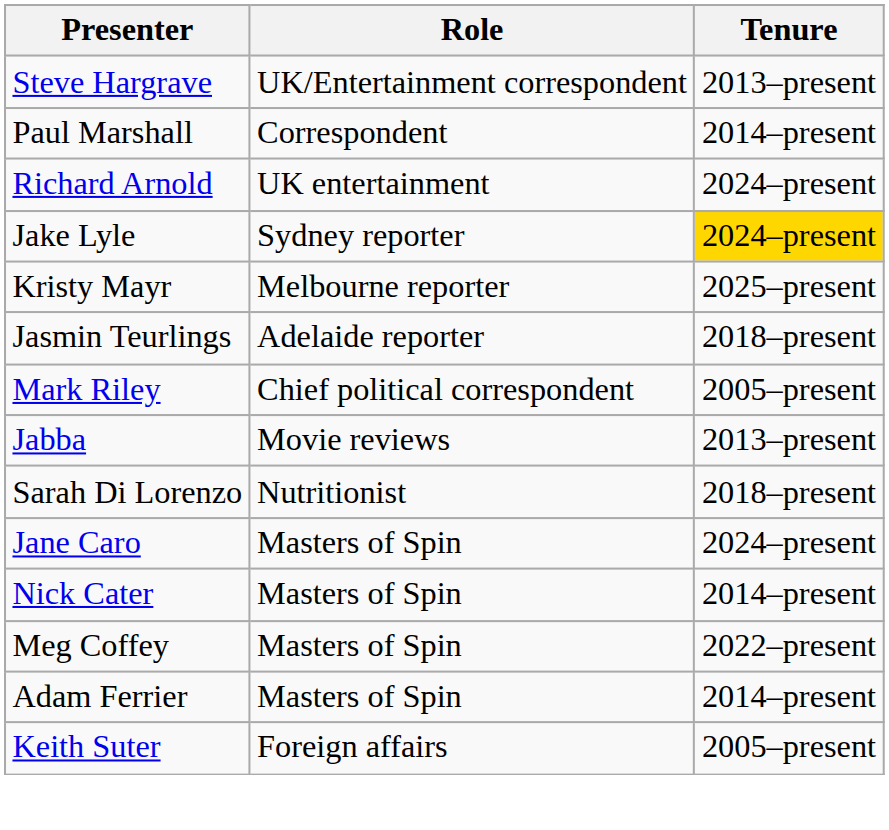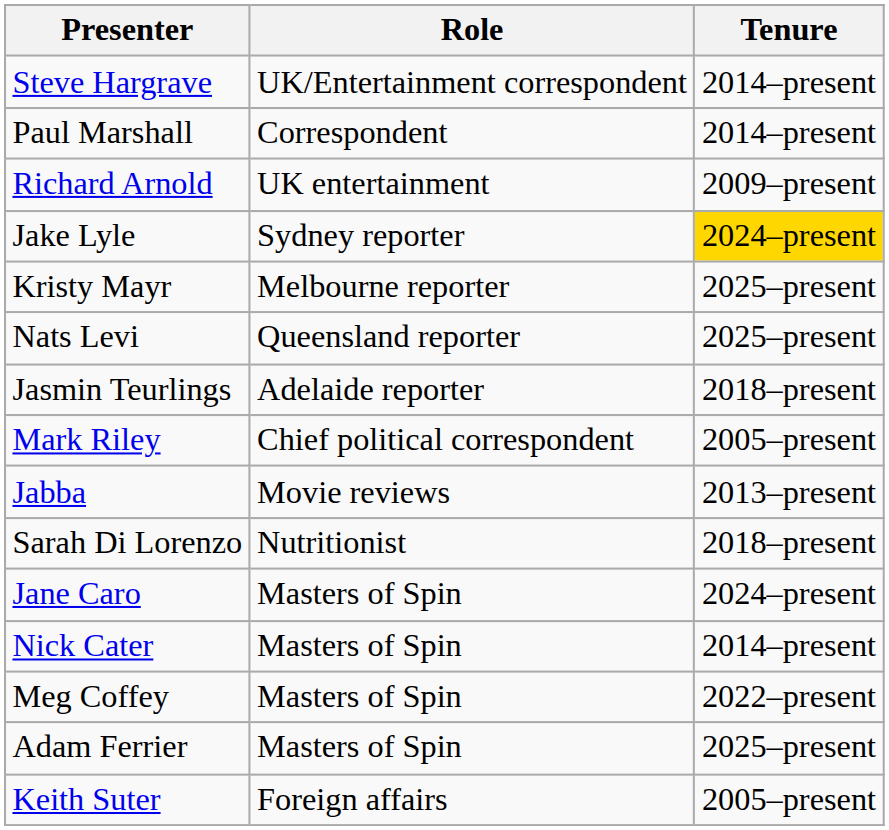(789, 81) 2013–present -> (789, 81) 2014–present
(789, 183) 2024–present -> (789, 183) 2009–present
+ row: (76, 337)
(789, 696) 2014–present -> (789, 747) 2025–present
